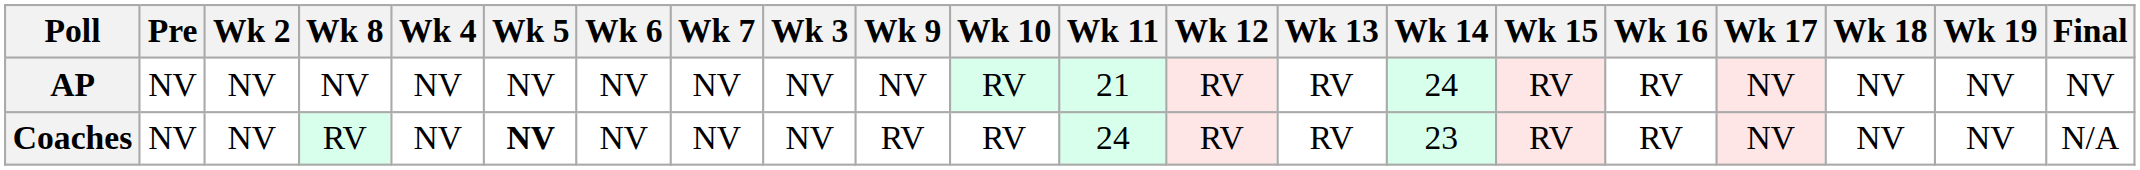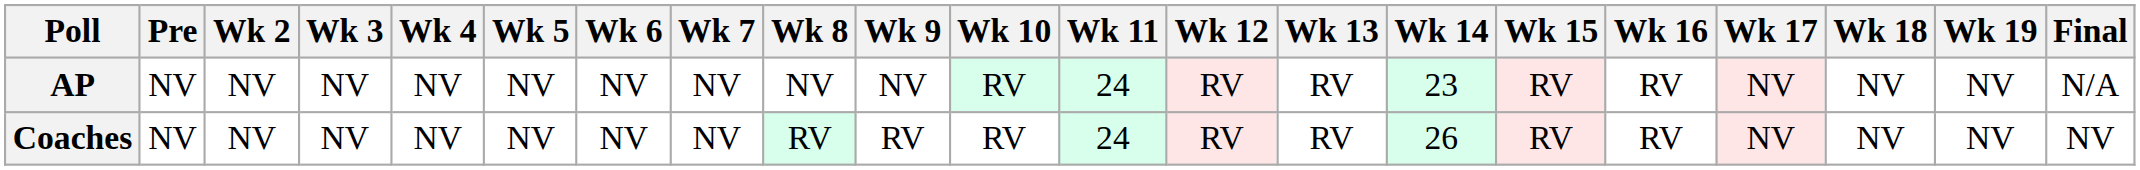columns swapped: (810, 31) <-> (345, 31)
(1113, 84) 21 -> (1113, 84) 24
(1441, 84) 24 -> (1441, 84) 23
(2090, 84) NV -> (2090, 84) N/A
(531, 137) bold -> (531, 137) normal
(1441, 137) 23 -> (1441, 137) 26
(2090, 137) N/A -> (2090, 137) NV
